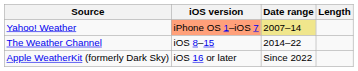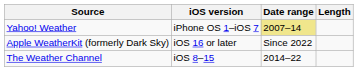(216, 27) lightsalmon background -> (216, 27) no background
rows swapped: (54, 43) <-> (88, 58)
